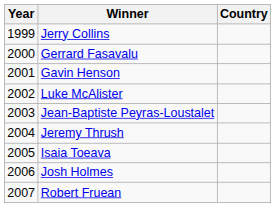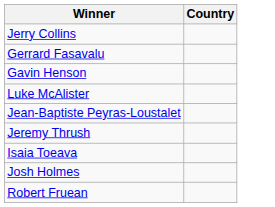- column: (21, 14)
